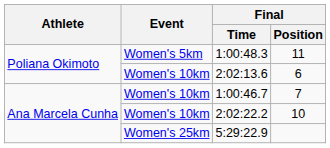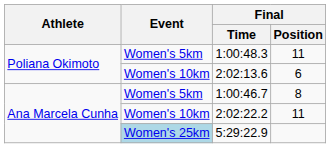(167, 94) Women's 10km -> (163, 94) Women's 5km
(298, 94) 7 -> (298, 94) 8
(298, 114) 10 -> (298, 114) 11
(167, 133) no background -> (167, 133) lightblue background
